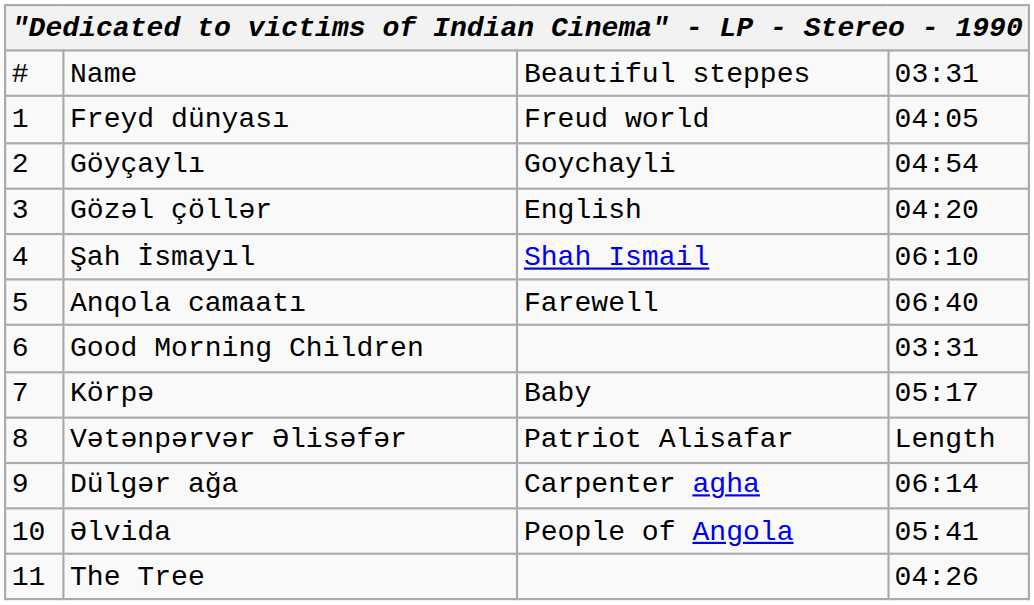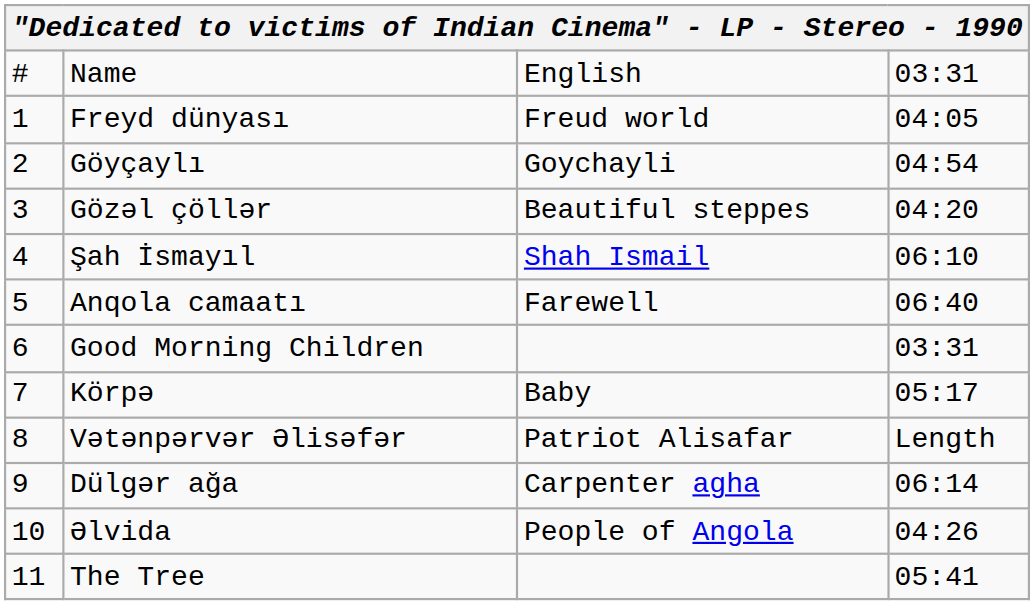(667, 74) Beautiful steppes -> (583, 74) English
(583, 211) English -> (667, 211) Beautiful steppes
(937, 531) 05:41 -> (937, 531) 04:26
(937, 577) 04:26 -> (937, 577) 05:41
